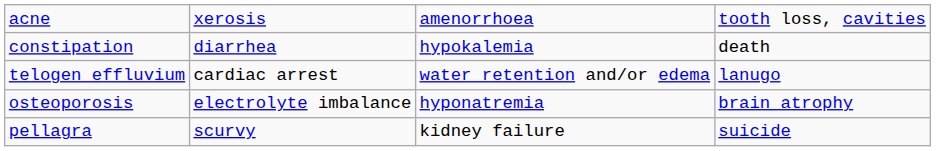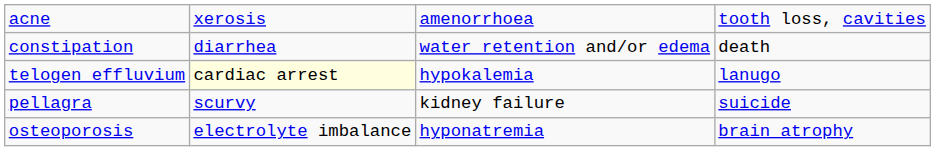(477, 47) hypokalemia -> (565, 47) water retention and/or edema
(266, 75) no background -> (266, 75) lightyellow background
(565, 75) water retention and/or edema -> (477, 75) hypokalemia
rows swapped: (71, 103) <-> (50, 131)
